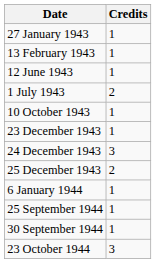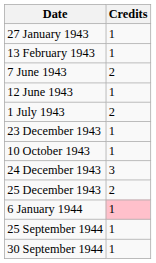+ row: (37, 72)
rows swapped: (49, 111) <-> (54, 131)
(112, 190) no background -> (112, 209) pink background
- row: (49, 248)
